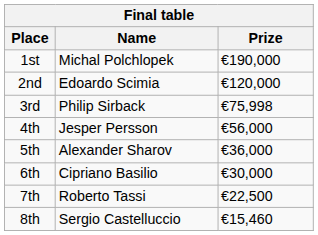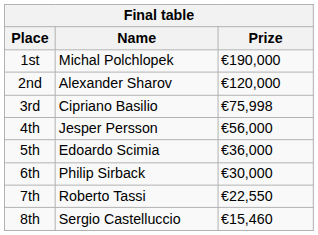(109, 83) Edoardo Scimia -> (115, 83) Alexander Sharov
(102, 106) Philip Sirback -> (108, 106) Cipriano Basilio
(115, 151) Alexander Sharov -> (109, 151) Edoardo Scimia
(108, 173) Cipriano Basilio -> (102, 173) Philip Sirback
(247, 196) €22,500 -> (247, 196) €22,550
